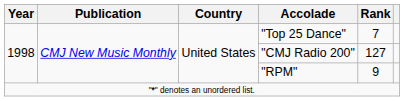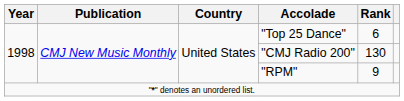(376, 33) 7 -> (376, 33) 6
(376, 53) 127 -> (376, 53) 130
